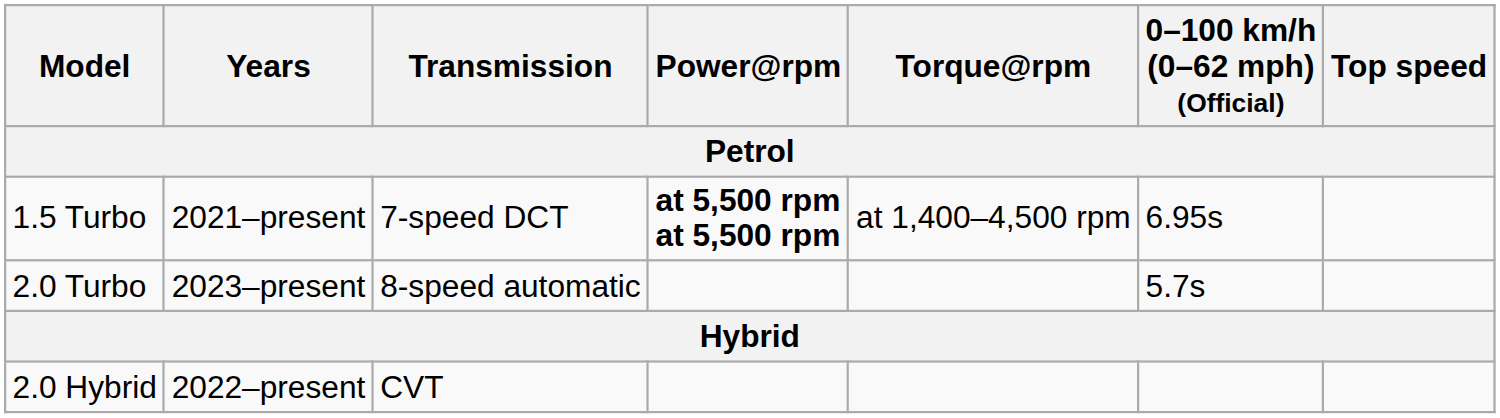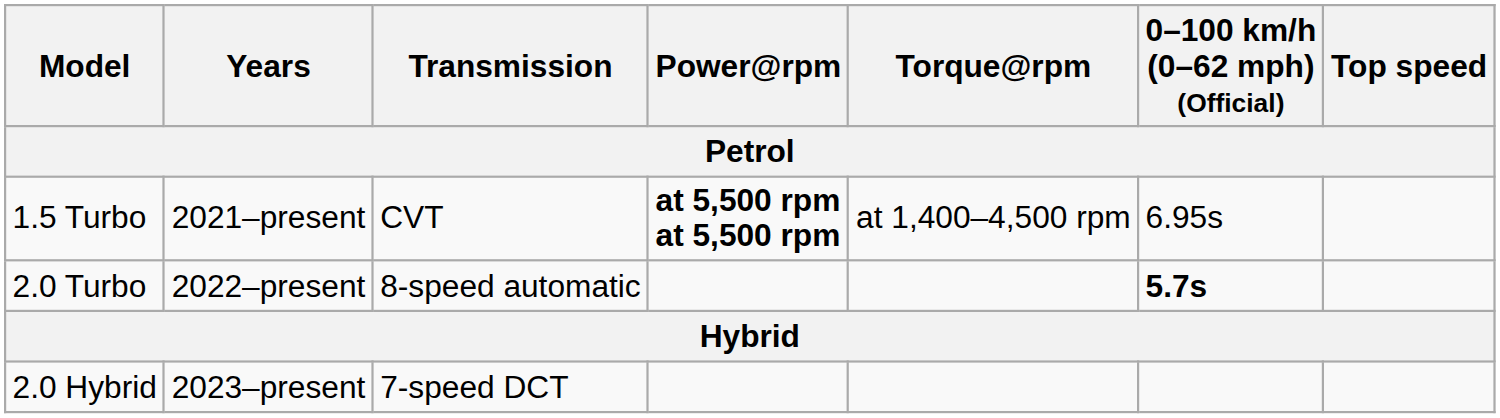(474, 219) 7-speed DCT -> (412, 219) CVT
(269, 286) 2023–present -> (269, 286) 2022–present
(1175, 286) normal -> (1176, 286) bold
(269, 386) 2022–present -> (269, 386) 2023–present
(412, 386) CVT -> (474, 386) 7-speed DCT
